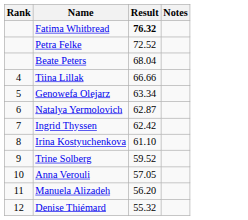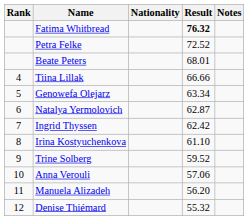+ column: (155, 12)
(145, 61) 68.04 -> (198, 61) 68.01
(145, 175) 57.05 -> (198, 175) 57.06
